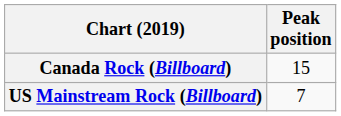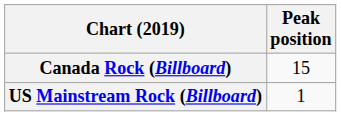(301, 96) 7 -> (301, 96) 1
